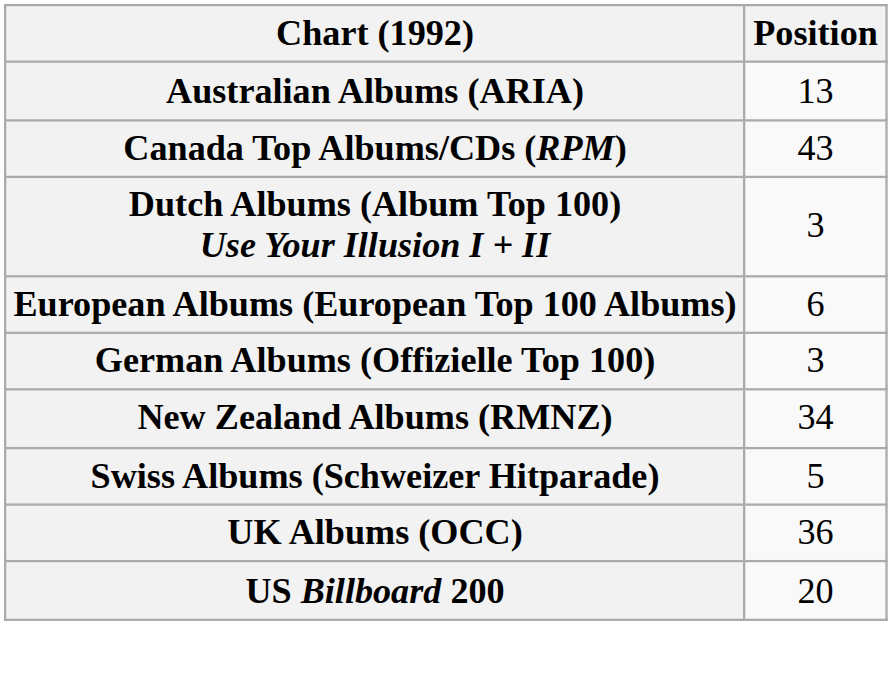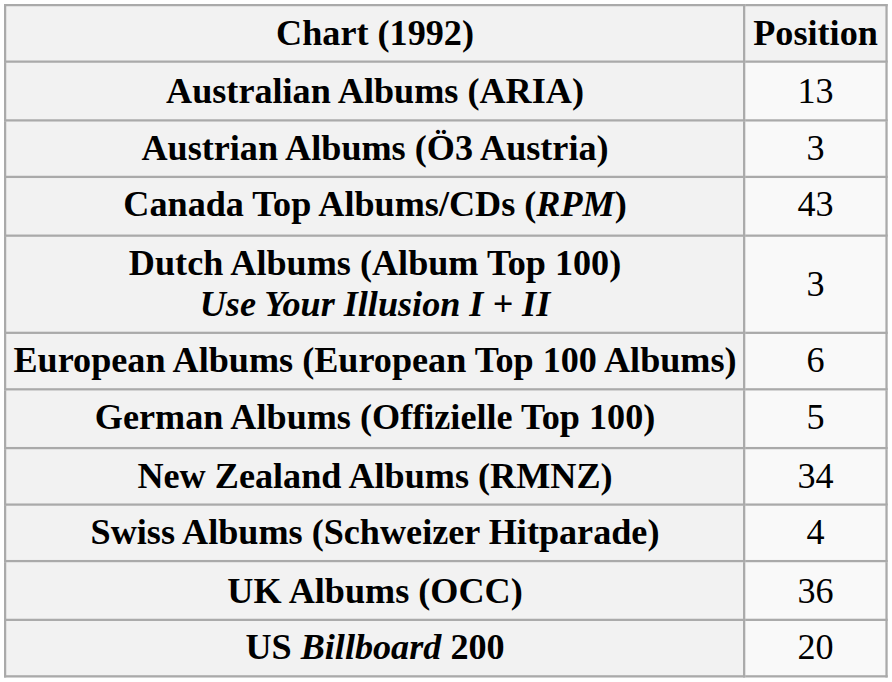+ row: (375, 147)
(816, 360) 3 -> (816, 417) 5
(816, 475) 5 -> (816, 532) 4
